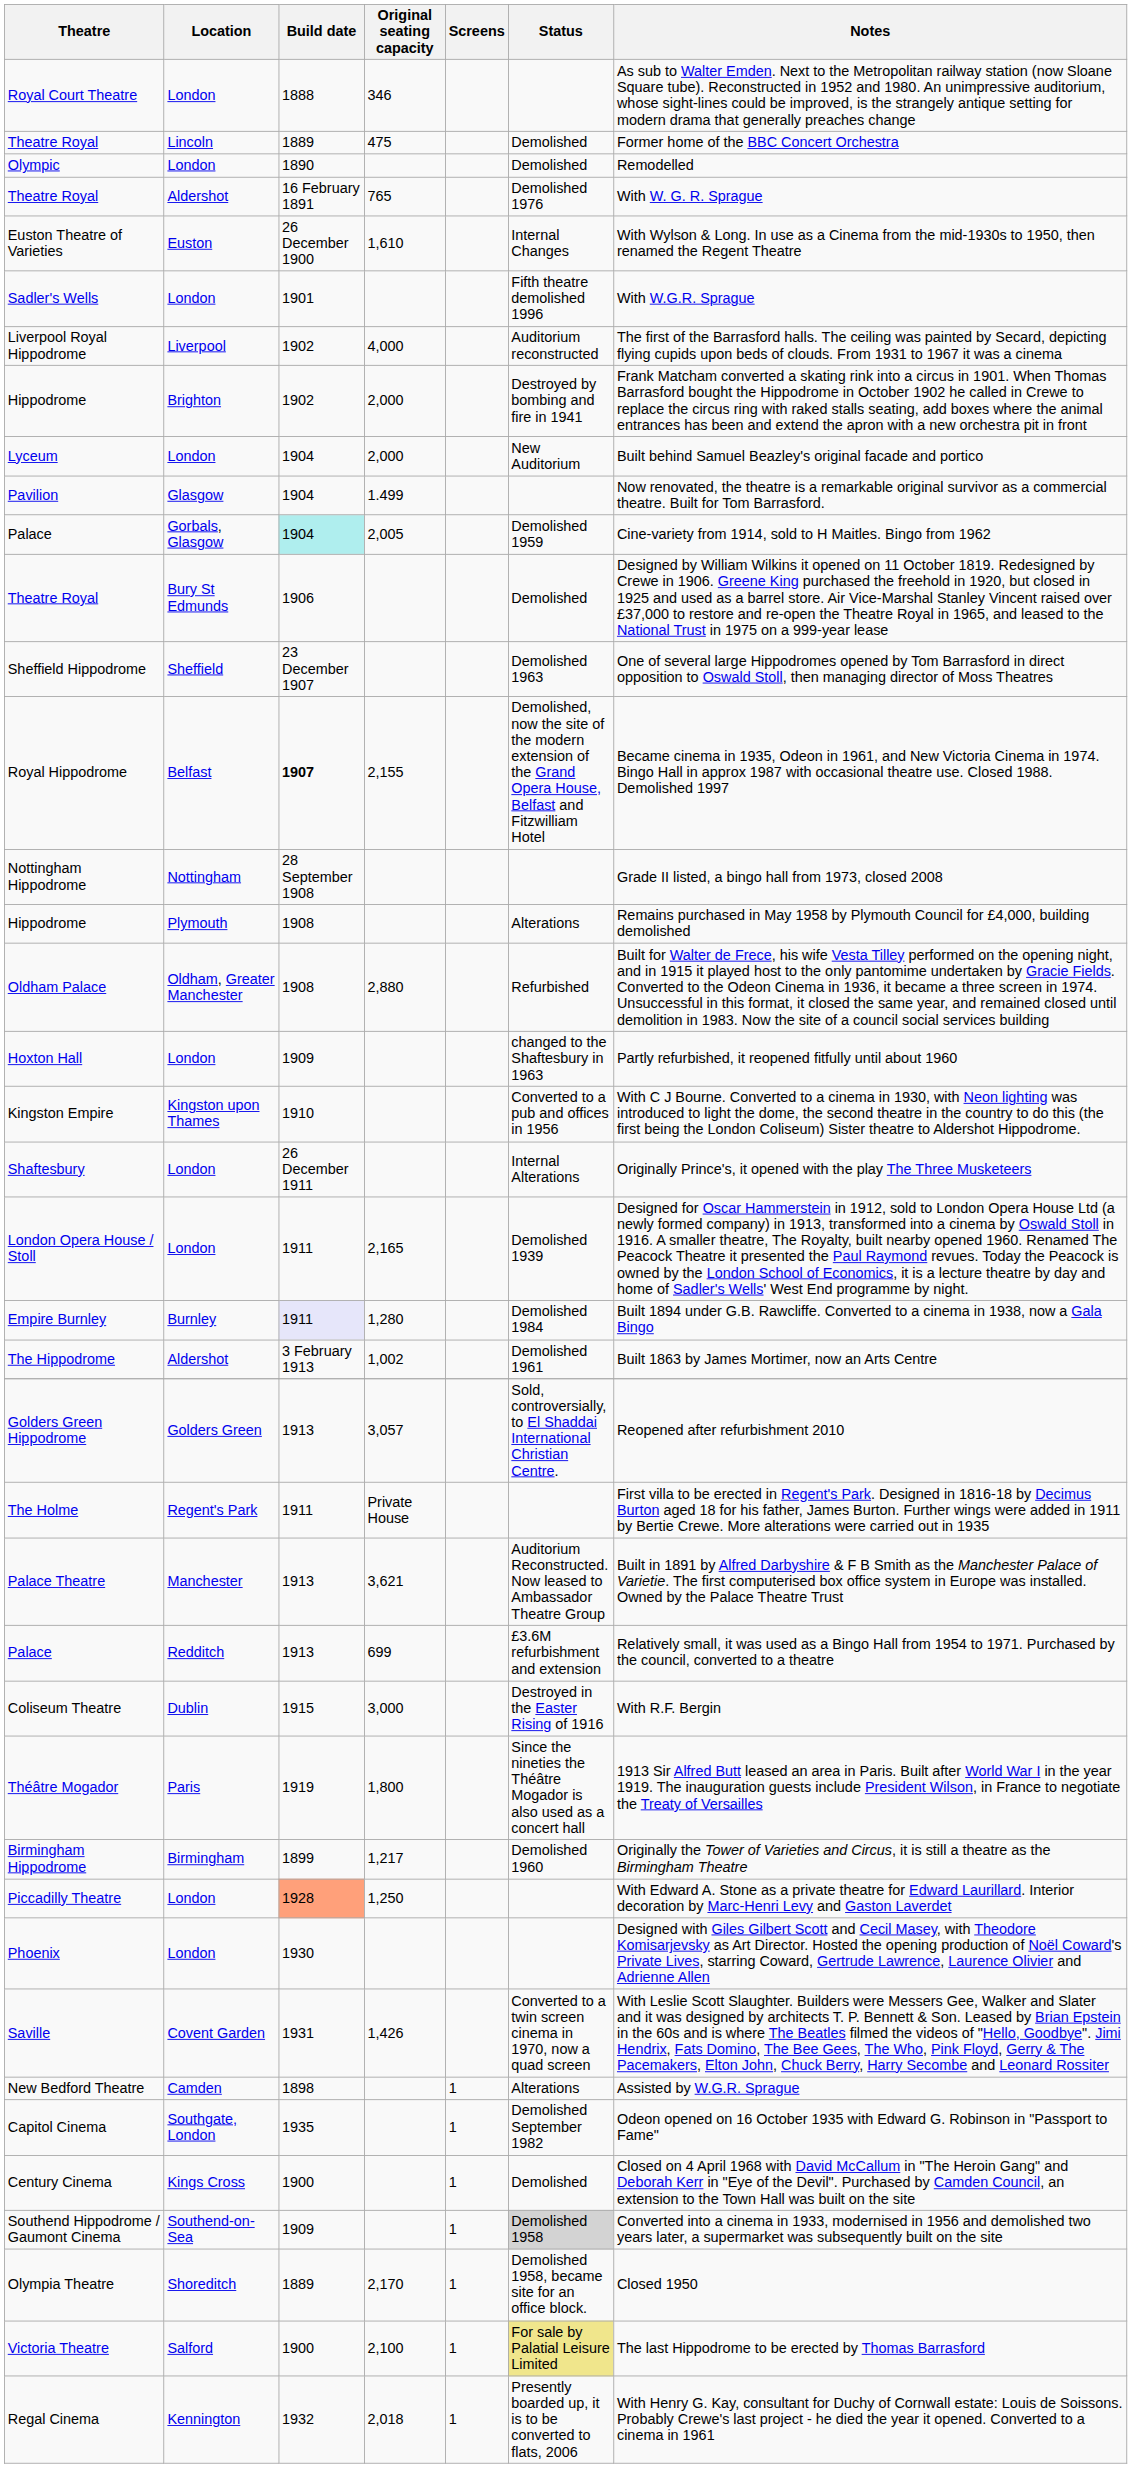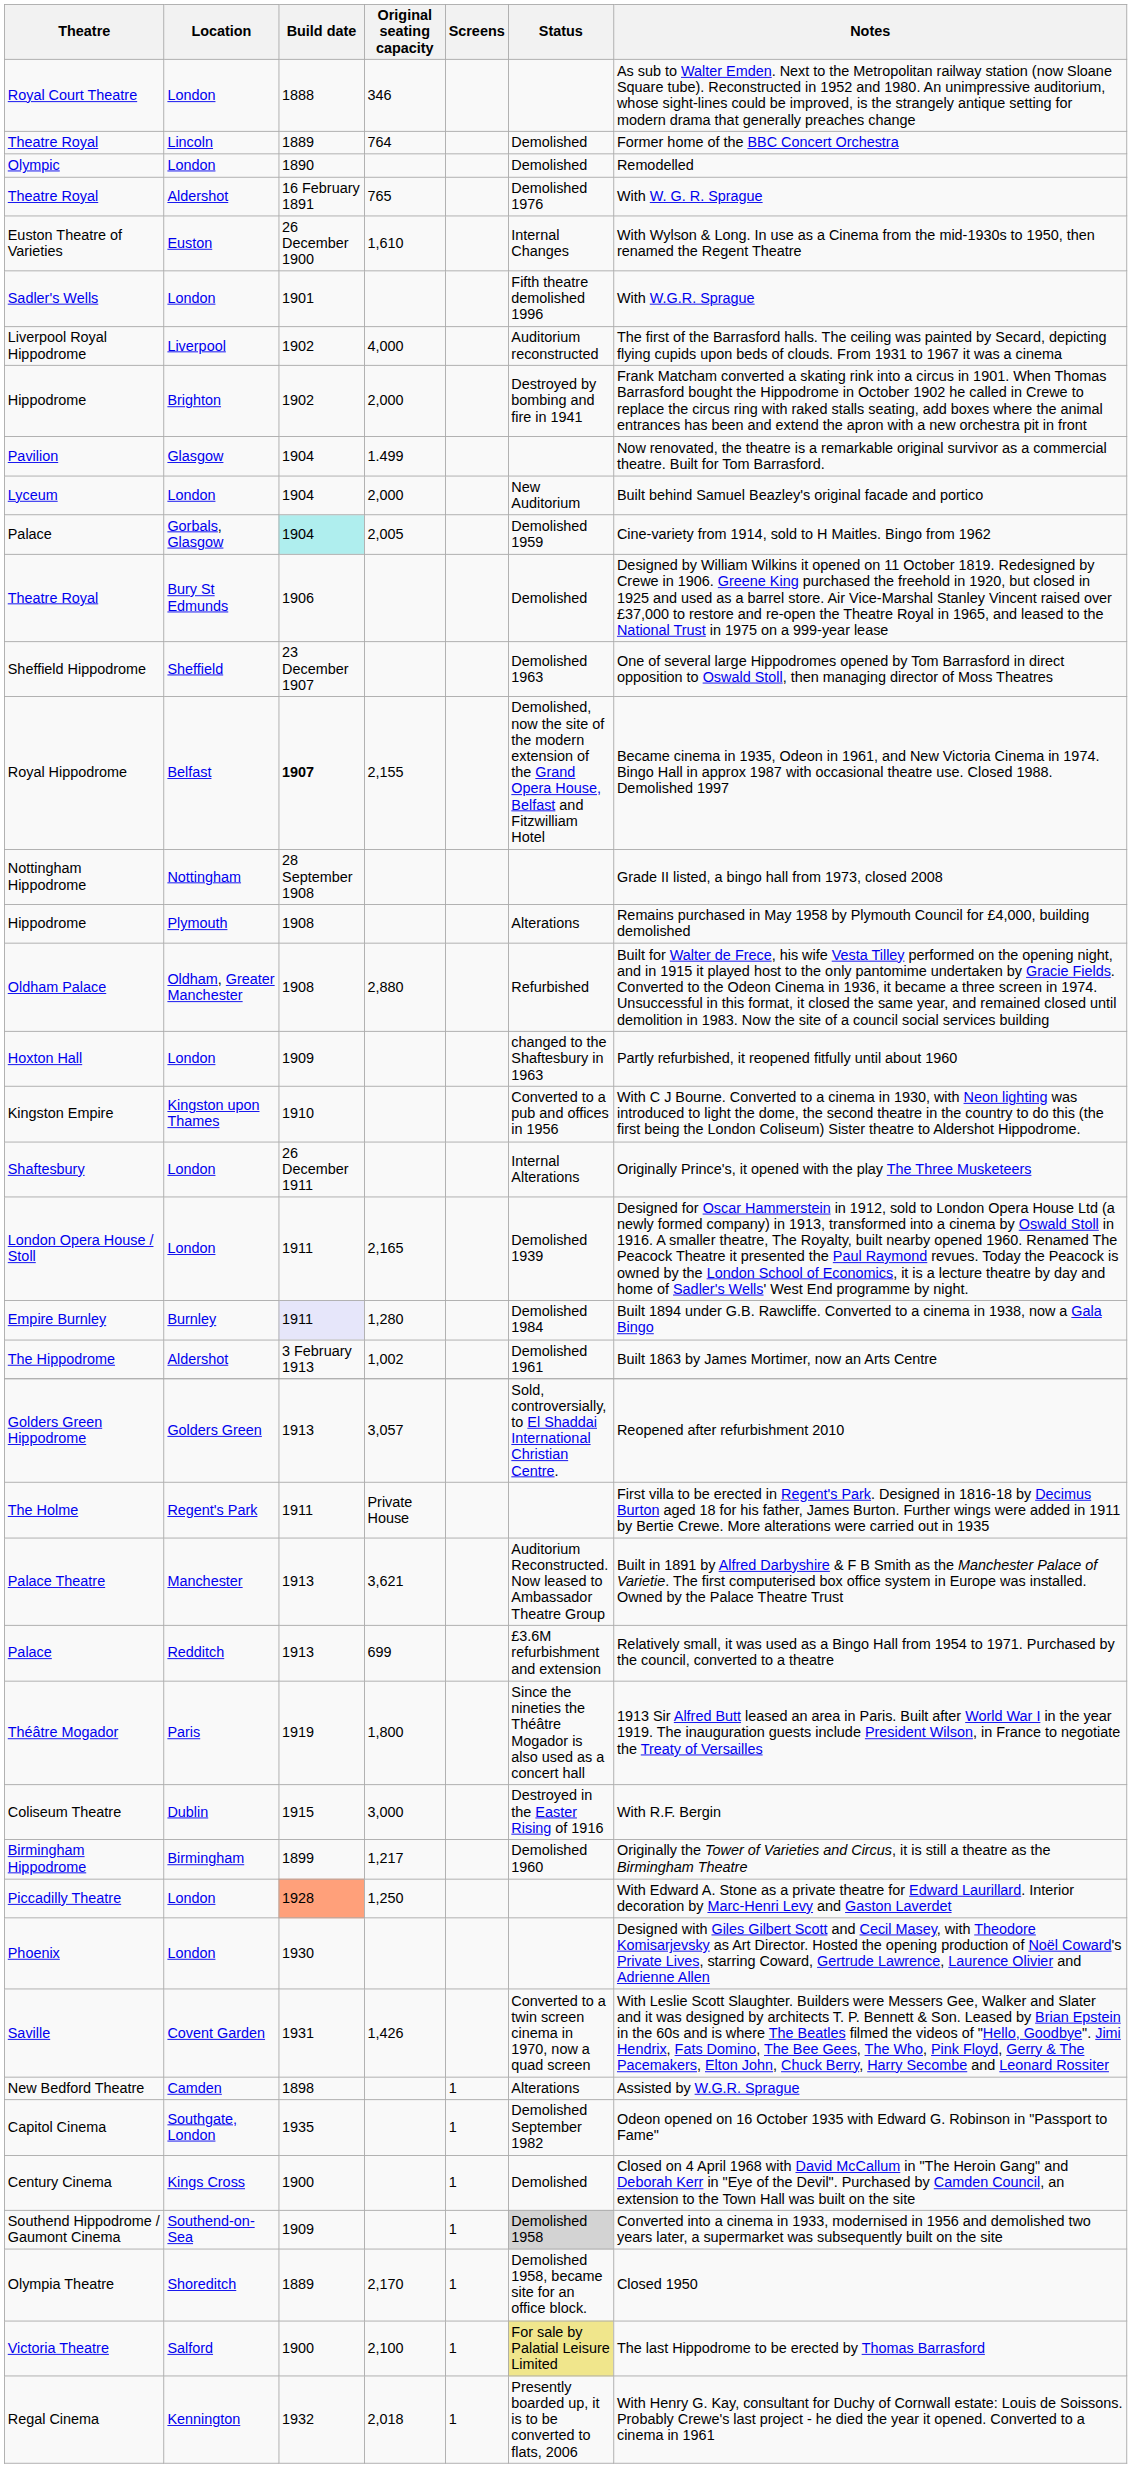(380, 142) 475 -> (380, 142) 764
rows swapped: (33, 456) <-> (33, 495)
rows swapped: (64, 1708) <-> (63, 1787)
